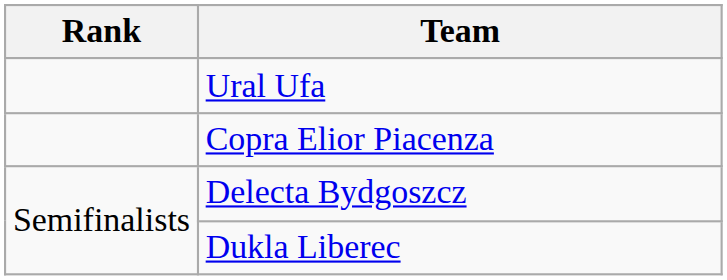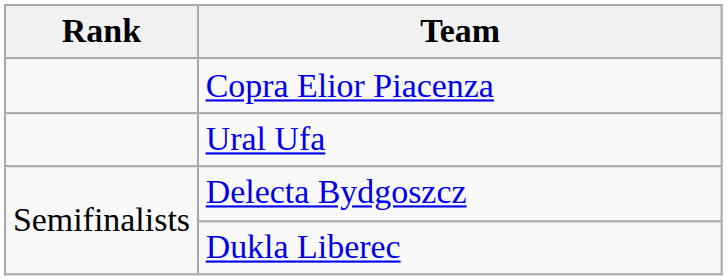rows swapped: (350, 138) <-> (265, 85)
